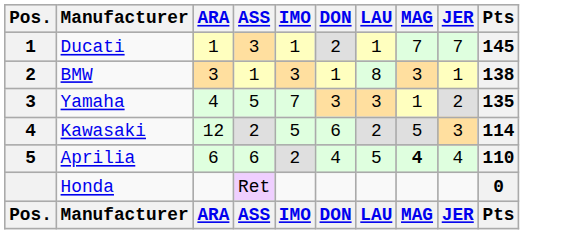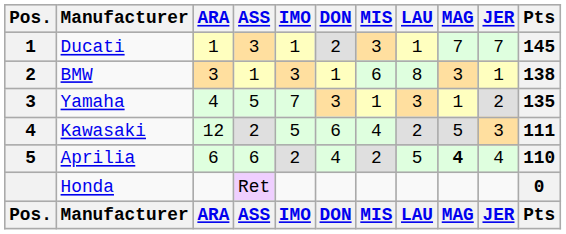+ column: (376, 19)
(498, 131) 114 -> (539, 131) 111
